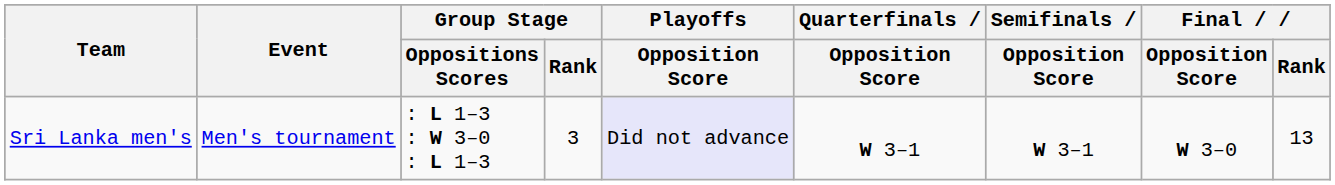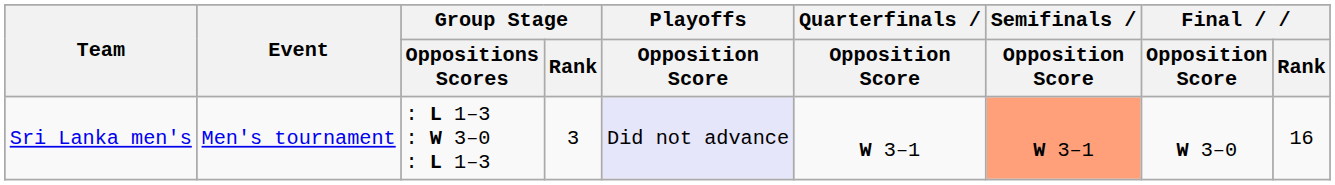(1064, 150) no background -> (1064, 150) lightsalmon background
(1302, 138) 13 -> (1302, 138) 16
